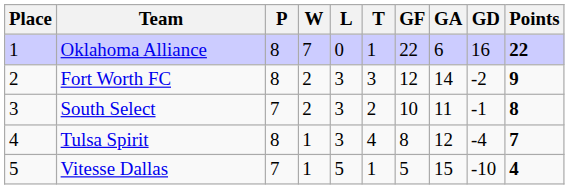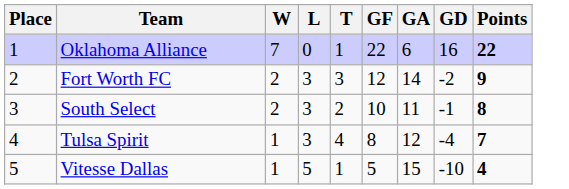- column: (282, 19)
